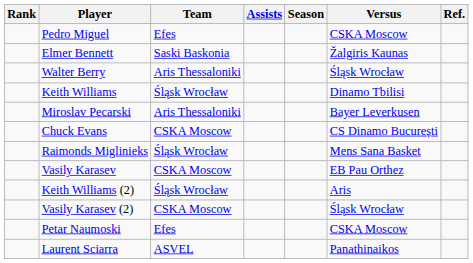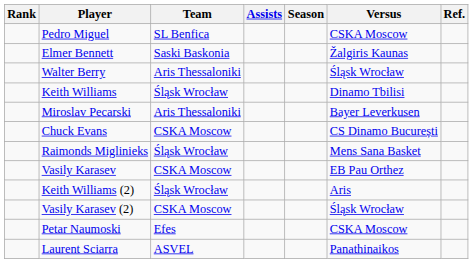(165, 33) Efes -> (181, 33) SL Benfica
